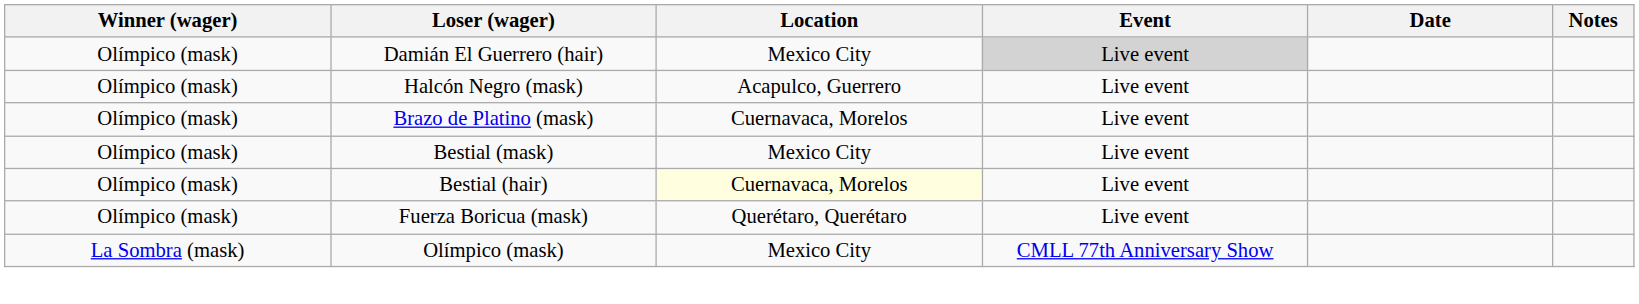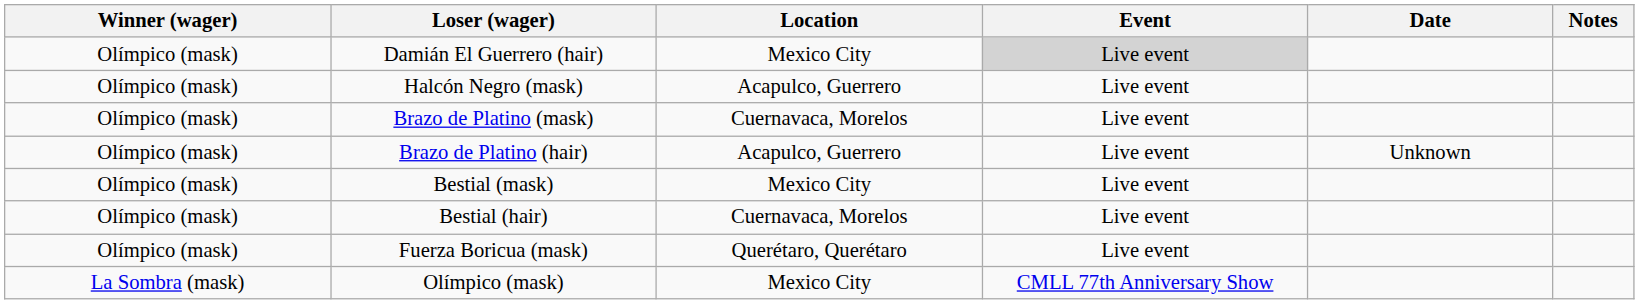+ row: (493, 151)
(819, 184) lightyellow background -> (819, 217) no background
